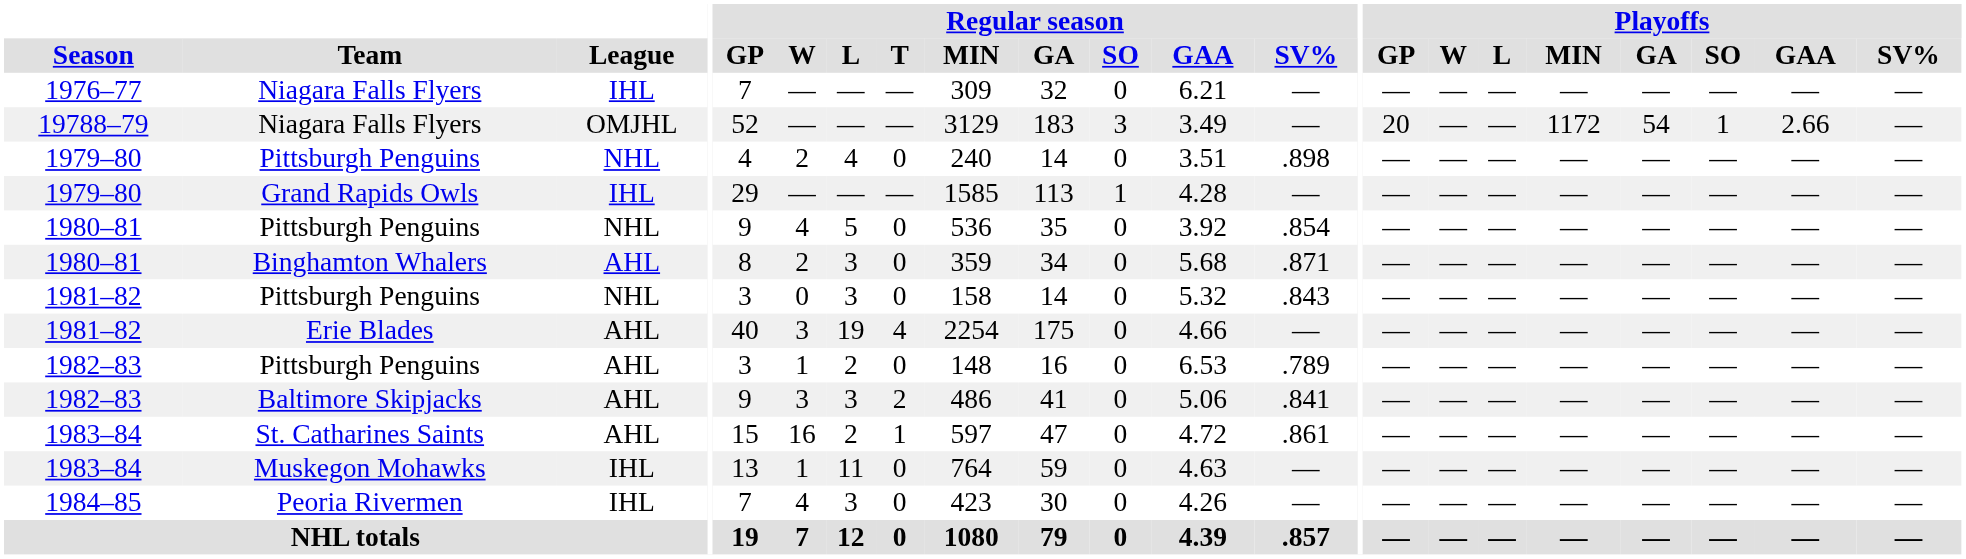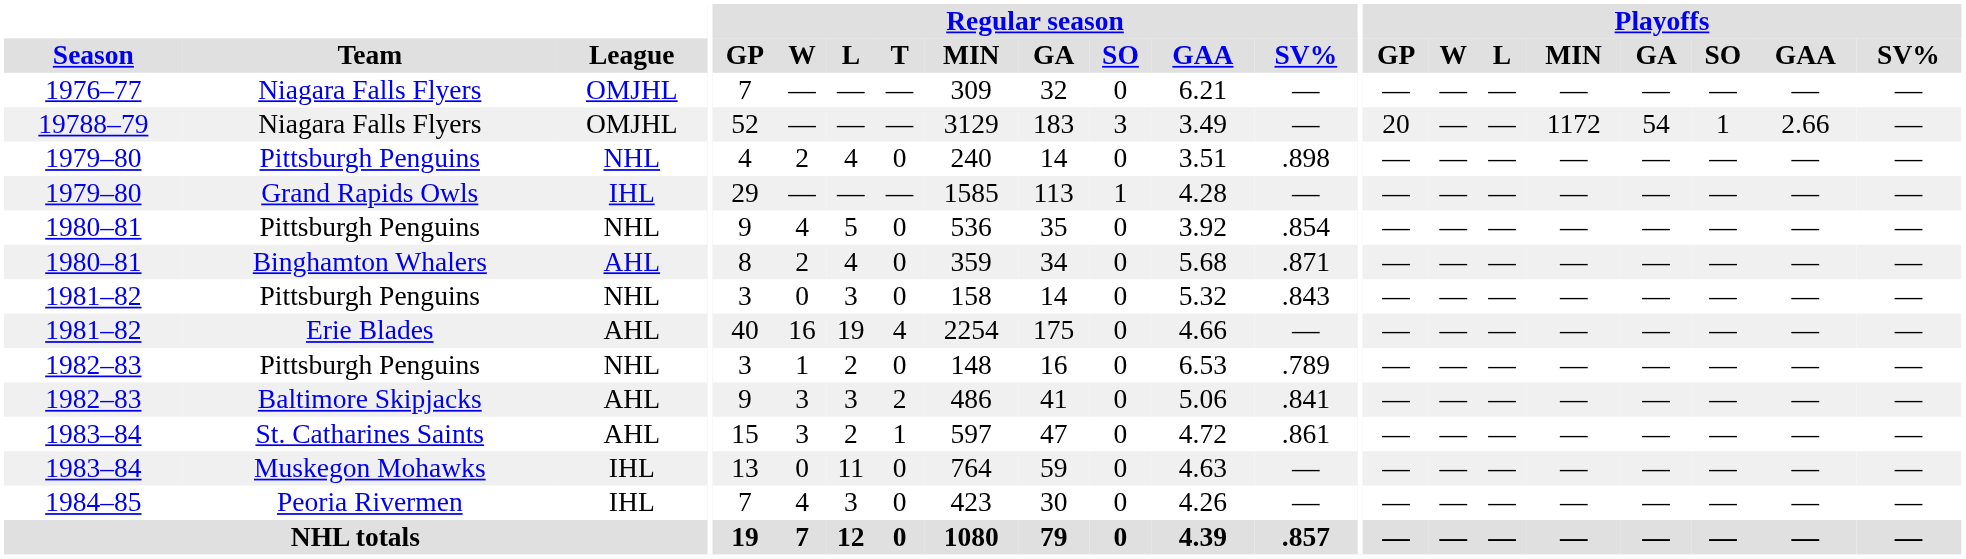(632, 89) IHL -> (632, 89) OMJHL
(851, 261) 3 -> (851, 261) 4
(802, 330) 3 -> (802, 330) 16
(632, 364) AHL -> (632, 364) NHL
(802, 433) 16 -> (802, 433) 3
(802, 468) 1 -> (802, 468) 0
